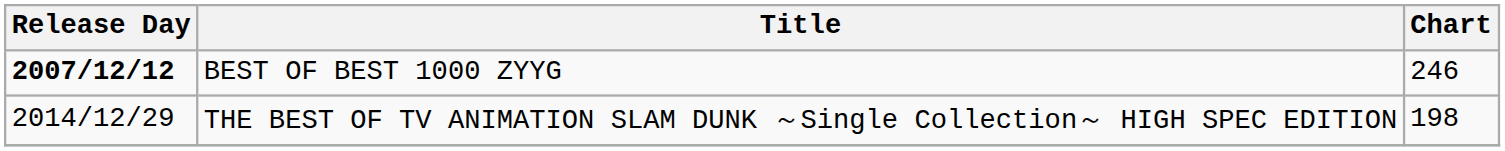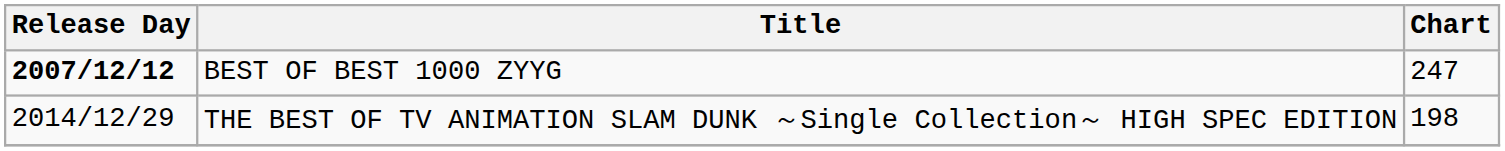(1435, 72) 246 -> (1435, 72) 247
